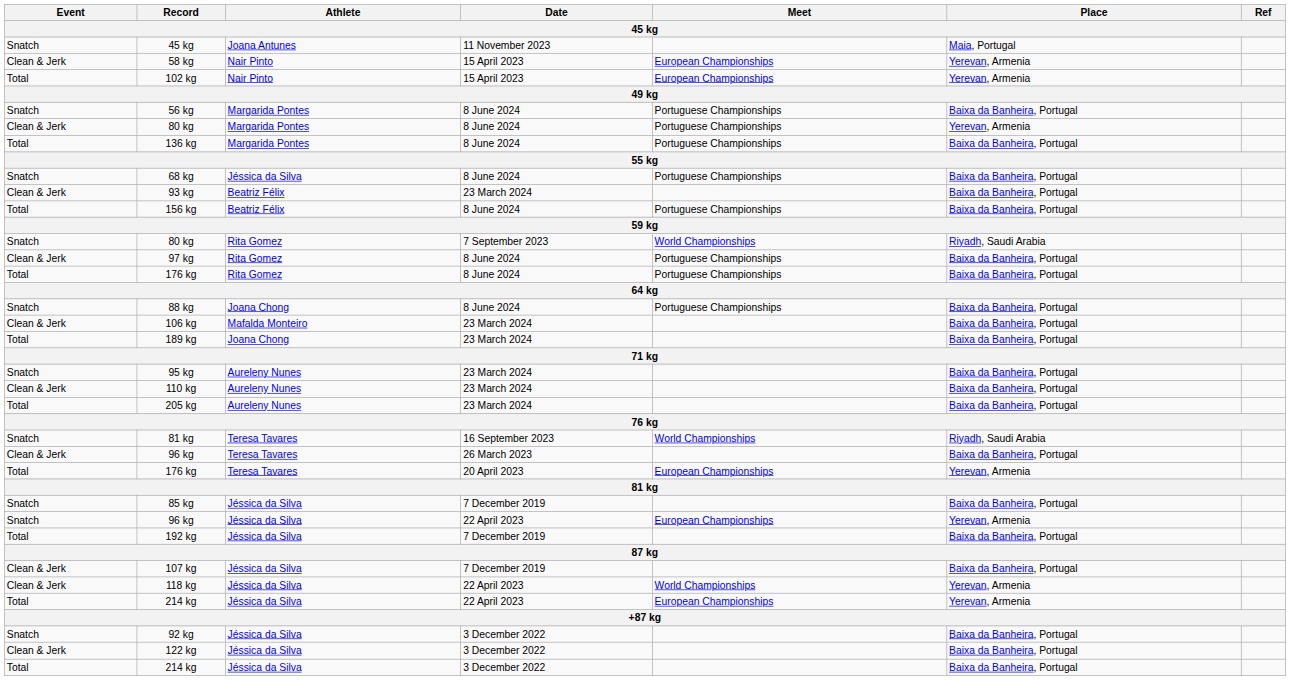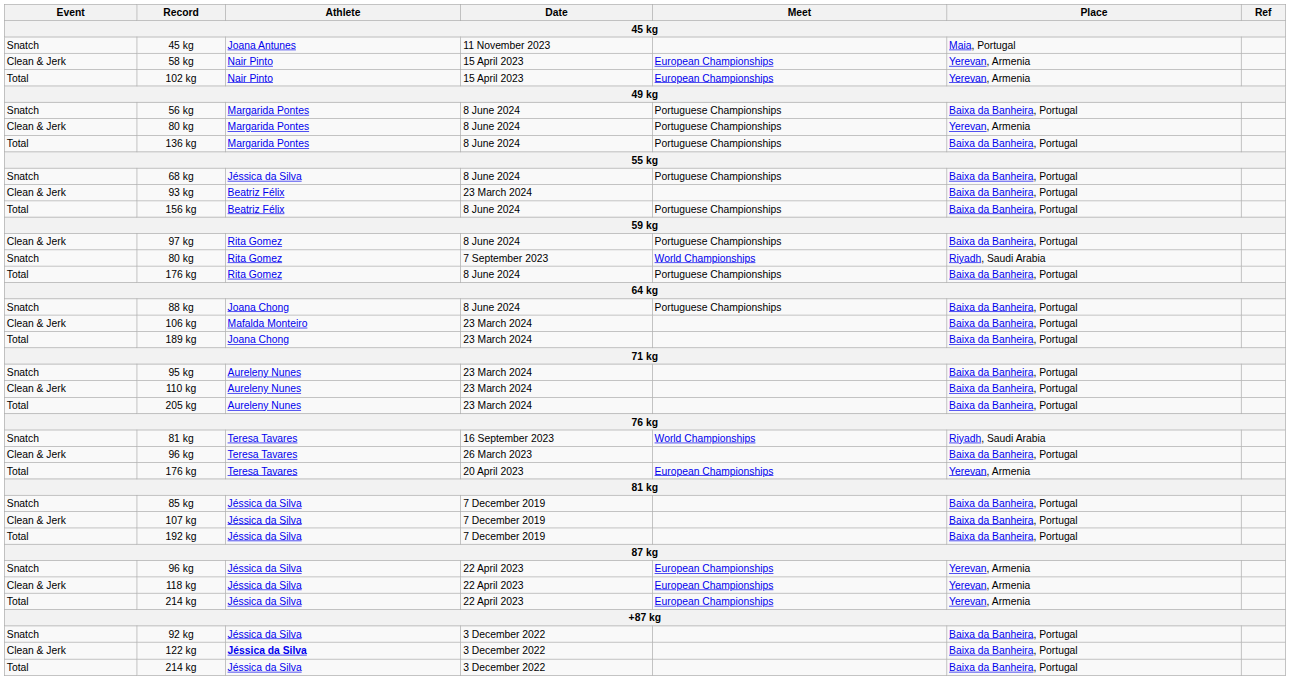rows swapped: (181, 242) <-> (181, 258)
rows swapped: (181, 569) <-> (181, 520)
(705, 585) World Championships -> (714, 585) European Championships
(265, 651) normal -> (267, 651) bold
